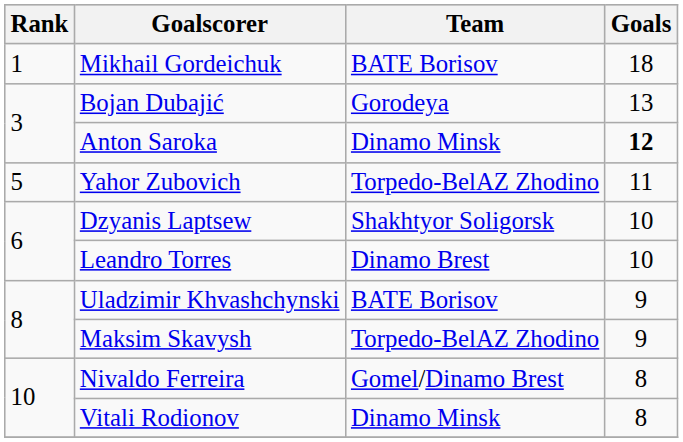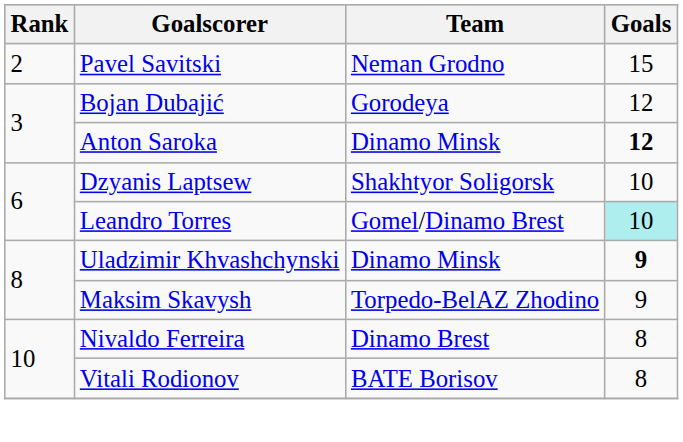- row: (181, 63)
+ row: (150, 63)
(641, 102) 13 -> (641, 102) 12
- row: (160, 181)
(420, 260) Dinamo Brest -> (457, 220) Gomel/Dinamo Brest
(641, 260) no background -> (641, 220) paleturquoise background
(424, 299) BATE Borisov -> (426, 260) Dinamo Minsk
(641, 299) normal -> (641, 260) bold
(457, 378) Gomel/Dinamo Brest -> (420, 338) Dinamo Brest
(426, 417) Dinamo Minsk -> (424, 378) BATE Borisov
